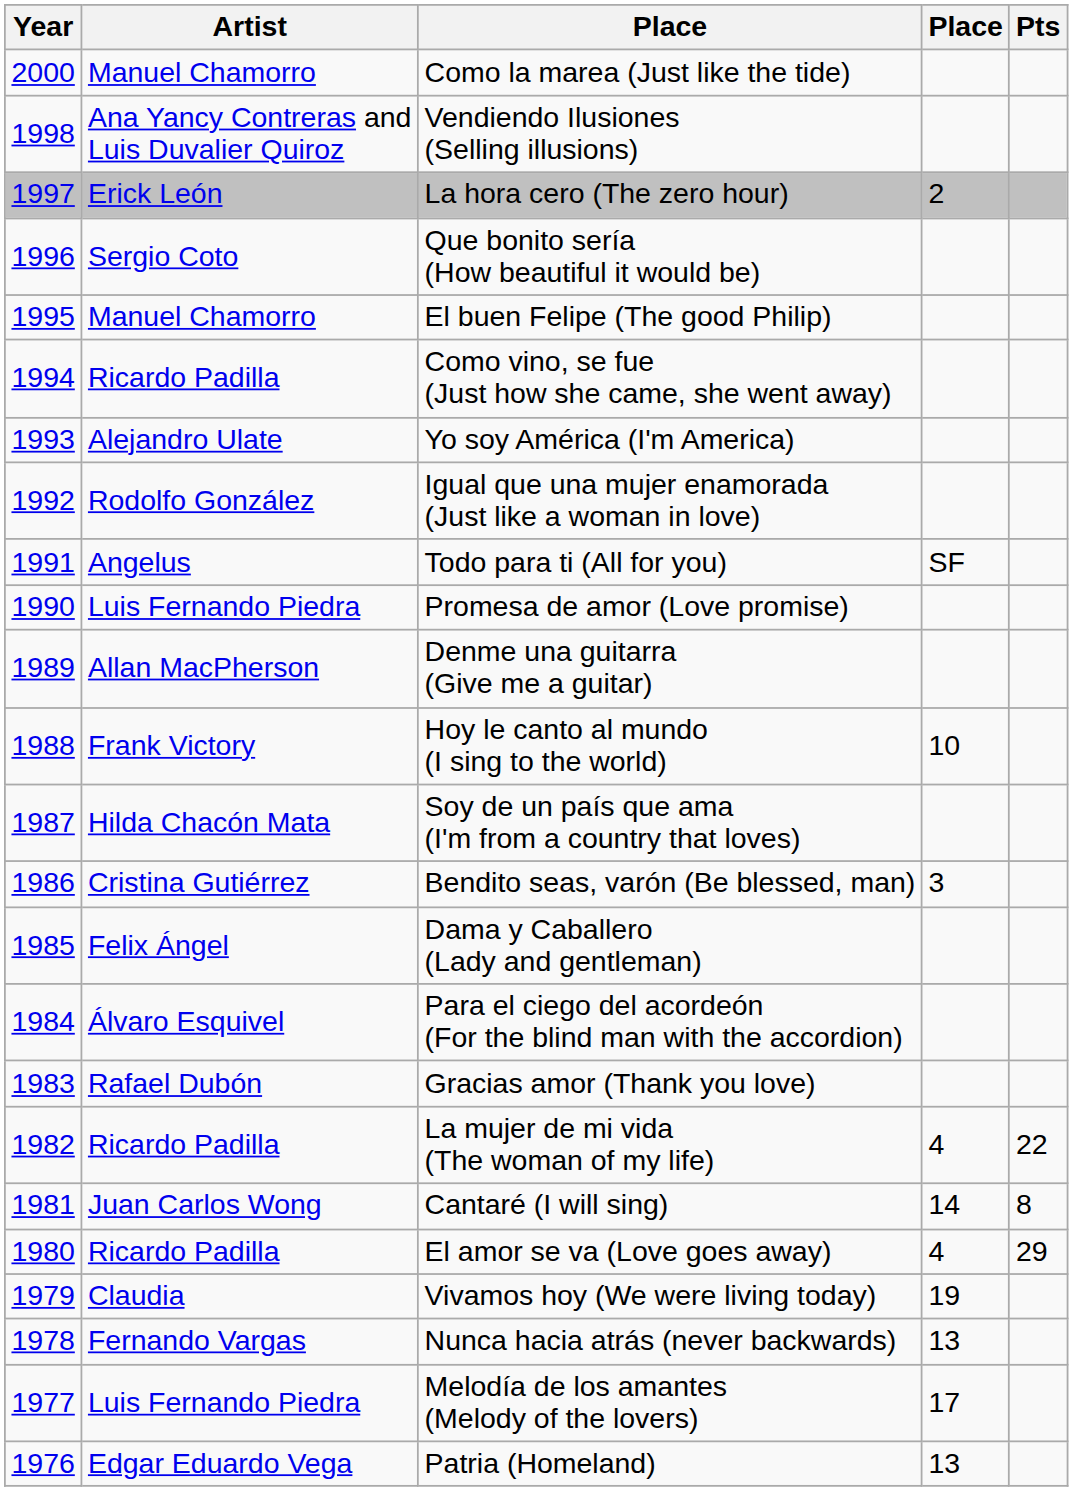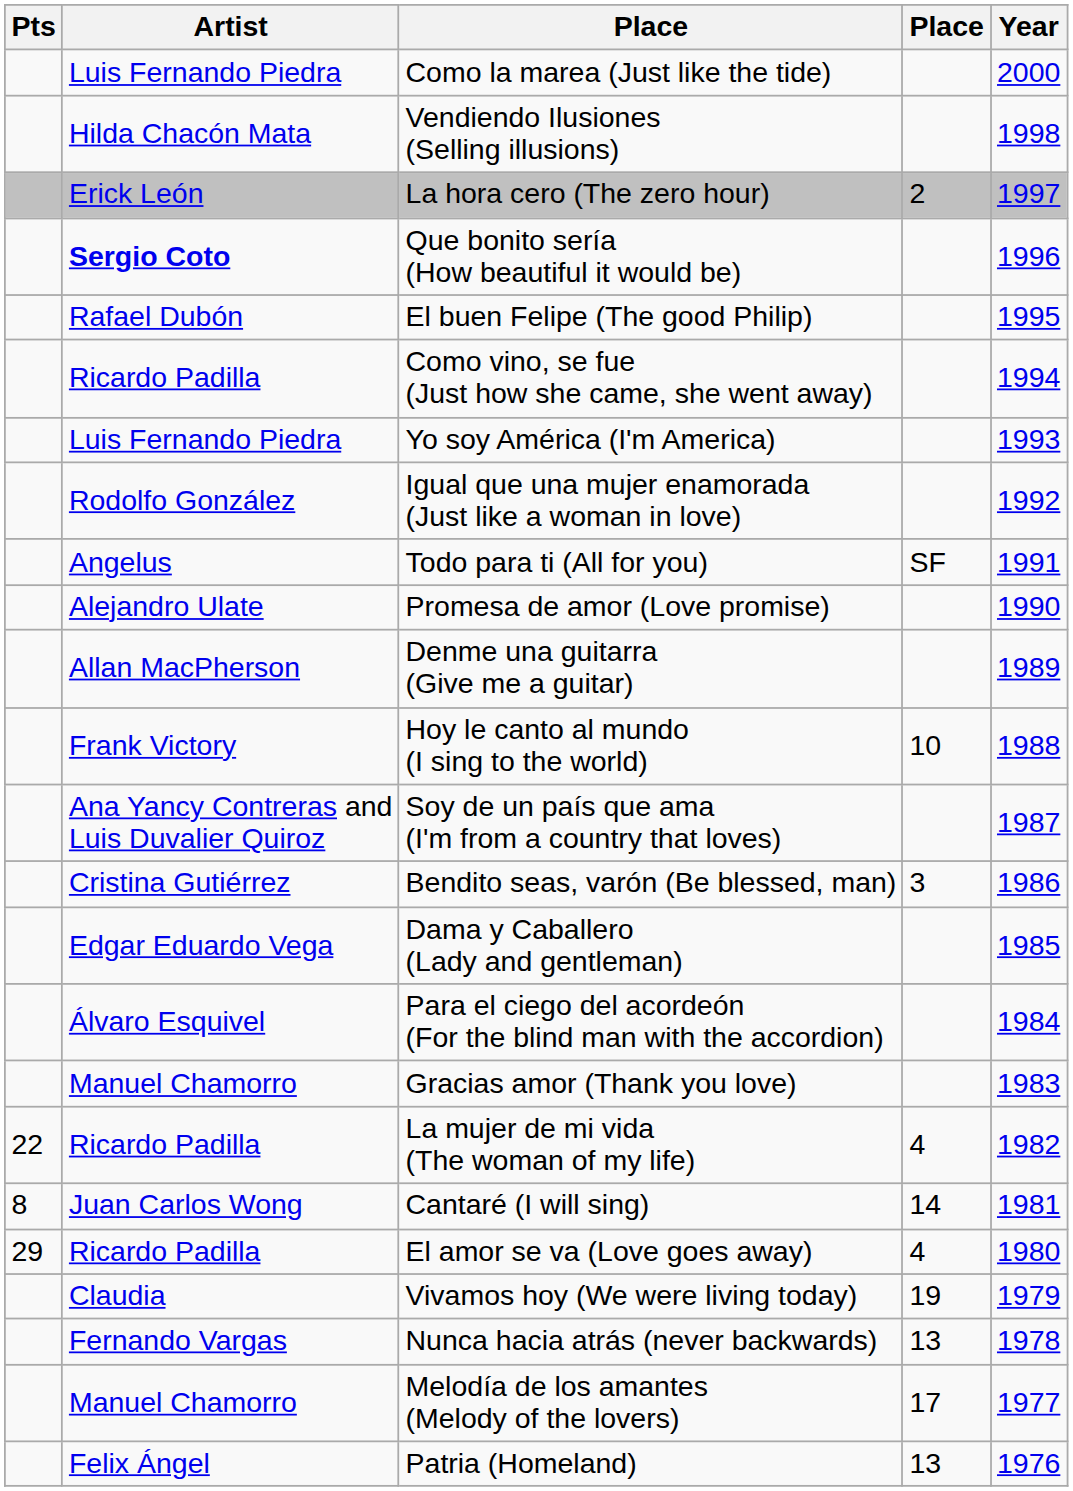columns swapped: (43, 27) <-> (1038, 27)
(202, 72) Manuel Chamorro -> (205, 72) Luis Fernando Piedra
(250, 133) Ana Yancy Contreras and Luis Duvalier Quiroz -> (190, 133) Hilda Chacón Mata
(163, 255) normal -> (150, 255) bold
(202, 317) Manuel Chamorro -> (156, 317) Rafael Dubón
(185, 439) Alejandro Ulate -> (205, 439) Luis Fernando Piedra
(224, 606) Luis Fernando Piedra -> (166, 606) Alejandro Ulate
(209, 822) Hilda Chacón Mata -> (231, 822) Ana Yancy Contreras and Luis Duvalier Quiroz
(158, 944) Felix Ángel -> (201, 944) Edgar Eduardo Vega
(175, 1083) Rafael Dubón -> (183, 1083) Manuel Chamorro
(224, 1402) Luis Fernando Piedra -> (183, 1402) Manuel Chamorro
(220, 1463) Edgar Eduardo Vega -> (139, 1463) Felix Ángel
